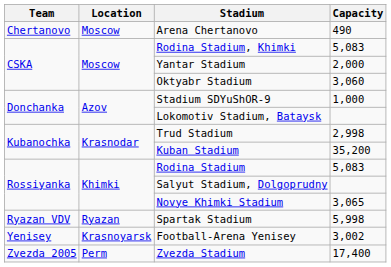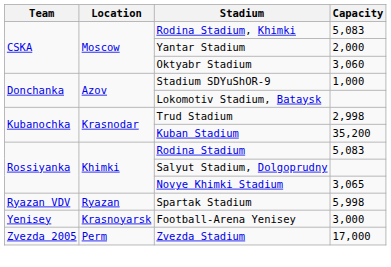- row: (207, 30)
(348, 236) 3,002 -> (348, 219) 3,000
(352, 253) 17,400 -> (352, 236) 17,000
